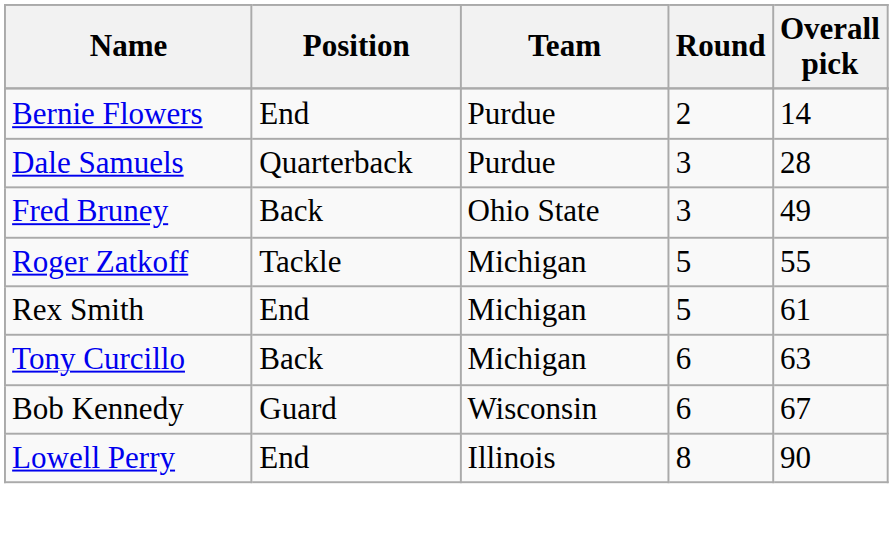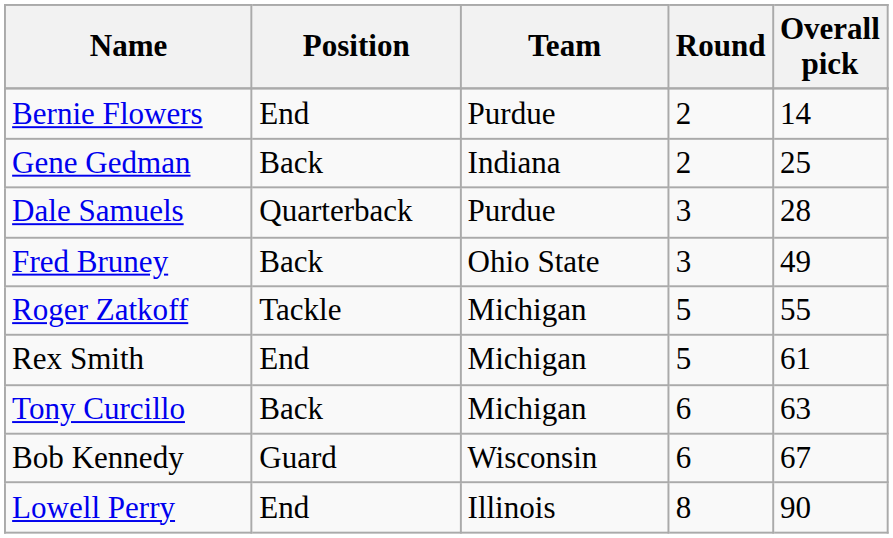+ row: (101, 162)
